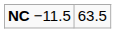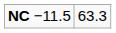(92, 16) 63.5 -> (92, 16) 63.3
